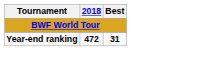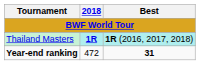+ row: (40, 39)
(91, 39) bold -> (91, 53) normal
